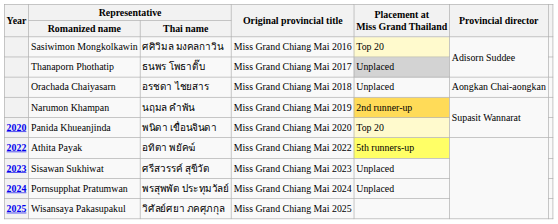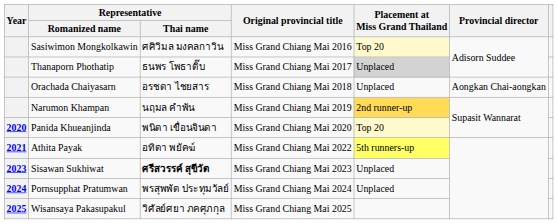(16, 148) 2022 -> (16, 148) 2021
(176, 168) normal -> (176, 168) bold
